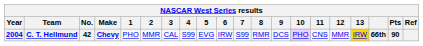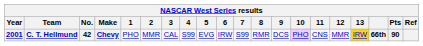(14, 35) 2004 -> (14, 35) 2001
